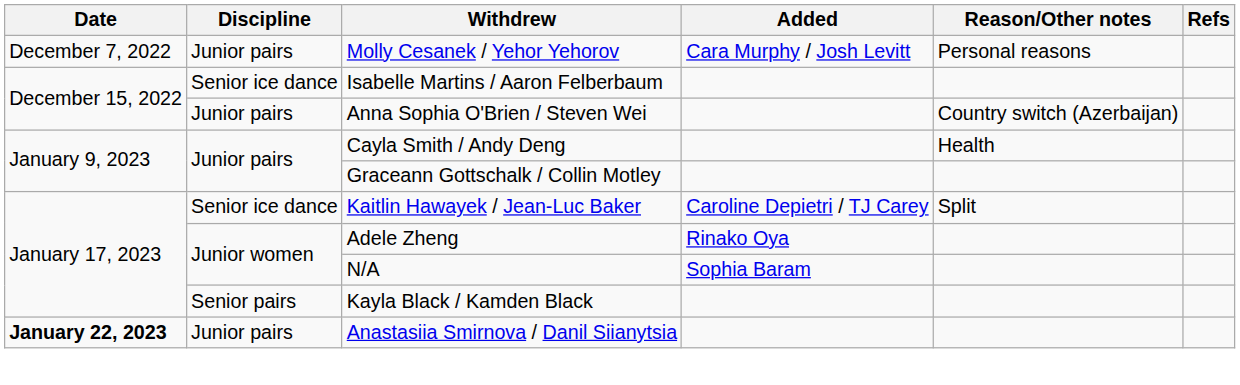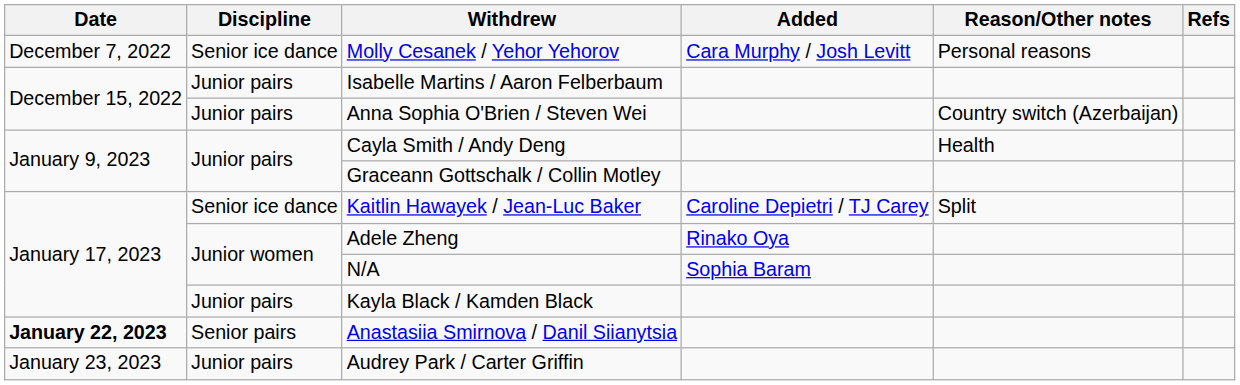(242, 51) Junior pairs -> (264, 51) Senior ice dance
(264, 82) Senior ice dance -> (242, 82) Junior pairs
(244, 301) Senior pairs -> (242, 301) Junior pairs
(242, 332) Junior pairs -> (244, 332) Senior pairs
+ row: (465, 363)
